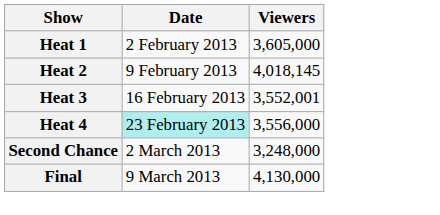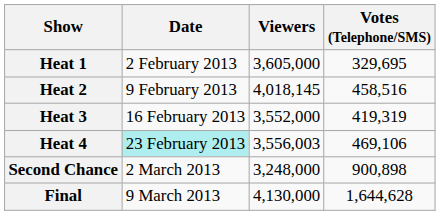+ column: (379, 27)
(287, 97) 3,552,001 -> (287, 116) 3,552,000
(287, 124) 3,556,000 -> (287, 143) 3,556,003
